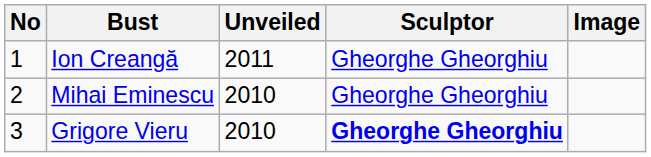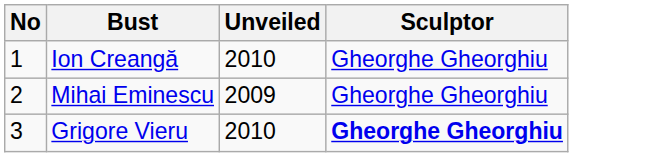- column: (607, 22)
(249, 59) 2011 -> (250, 59) 2010
(250, 95) 2010 -> (250, 95) 2009
